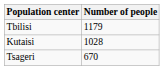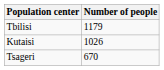(93, 42) 1028 -> (93, 42) 1026
